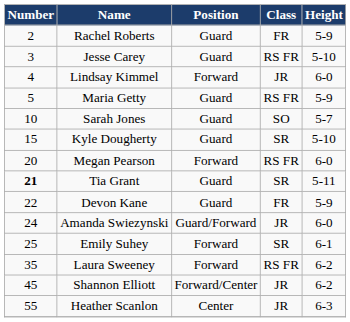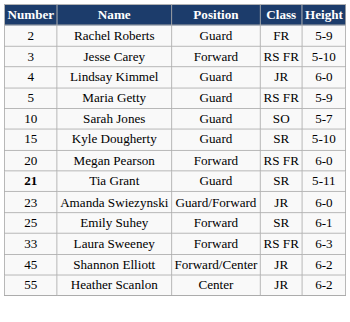(216, 56) Guard -> (216, 56) Forward
(216, 77) Forward -> (216, 77) Guard
- row: (114, 202)
(31, 222) 24 -> (31, 202) 23
(31, 264) 35 -> (31, 243) 33
(324, 264) 6-2 -> (324, 243) 6-3
(324, 306) 6-3 -> (324, 285) 6-2
